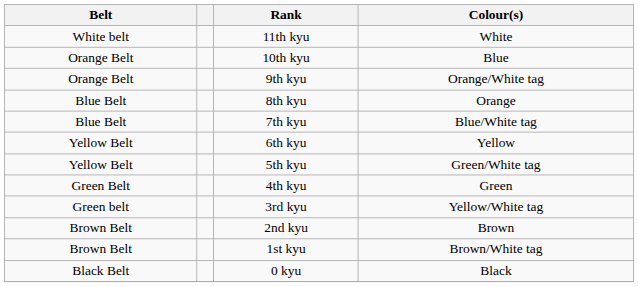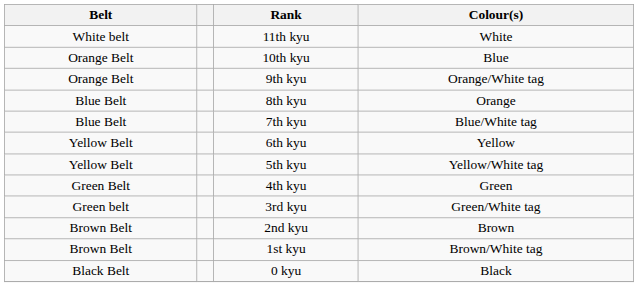(496, 164) Green/White tag -> (496, 164) Yellow/White tag
(496, 206) Yellow/White tag -> (496, 206) Green/White tag
